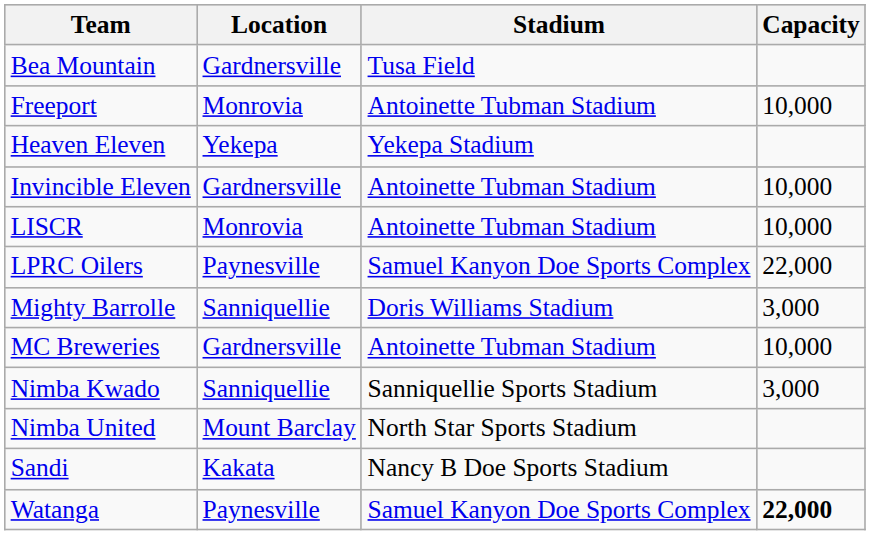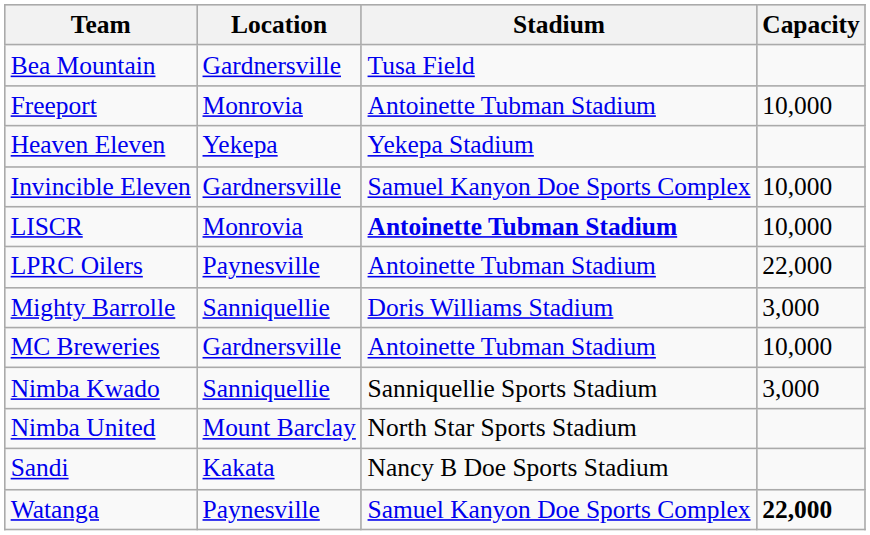(512, 186) Antoinette Tubman Stadium -> (559, 186) Samuel Kanyon Doe Sports Complex
(512, 226) normal -> (522, 226) bold
(559, 266) Samuel Kanyon Doe Sports Complex -> (512, 266) Antoinette Tubman Stadium
